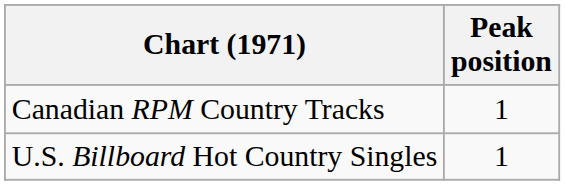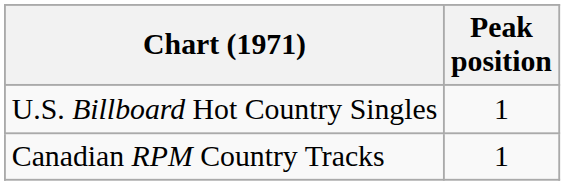rows swapped: (225, 155) <-> (198, 108)
